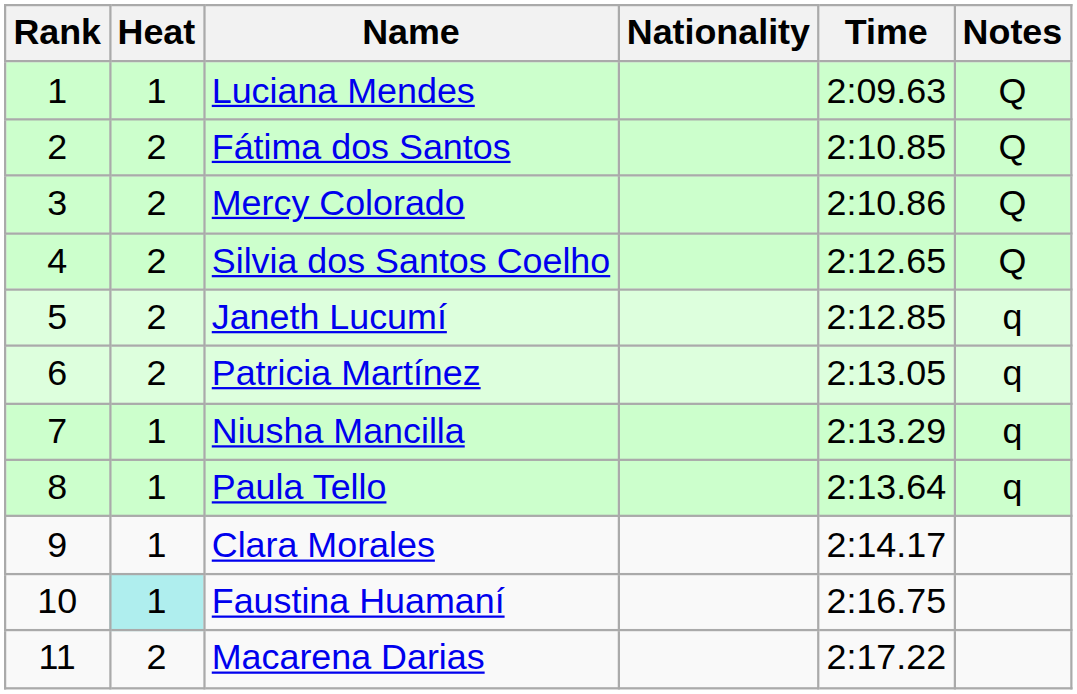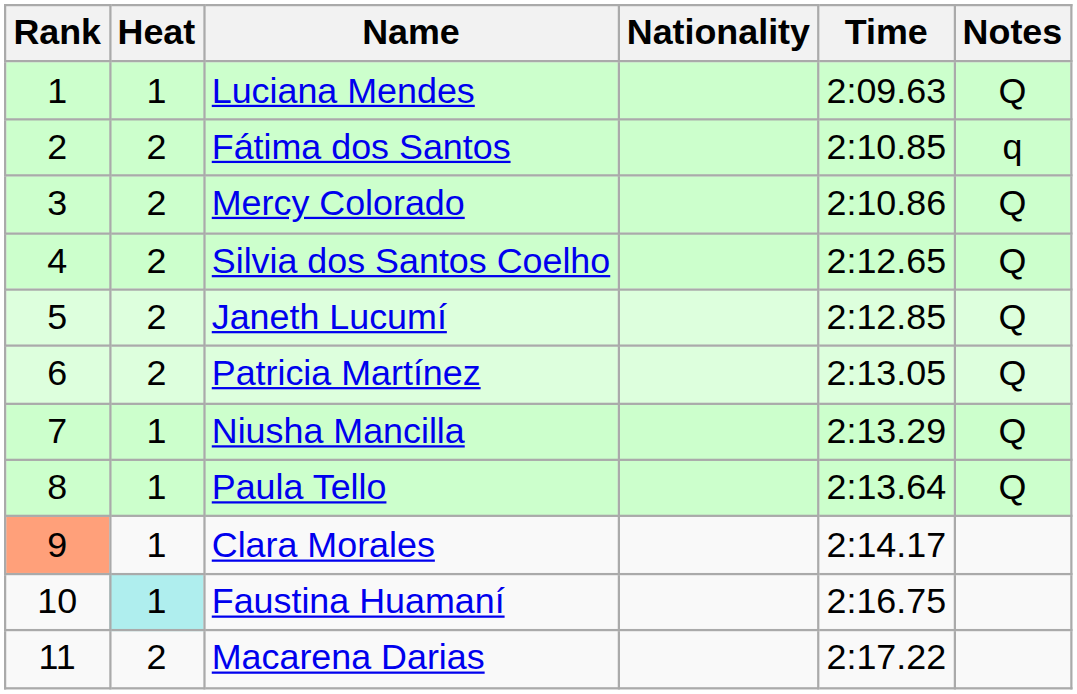(1012, 146) Q -> (1012, 146) q
(1012, 317) q -> (1012, 317) Q
(1012, 373) q -> (1012, 373) Q
(1012, 430) q -> (1012, 430) Q
(1012, 487) q -> (1012, 487) Q
(57, 544) no background -> (57, 544) lightsalmon background
